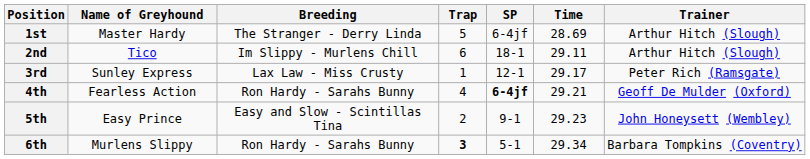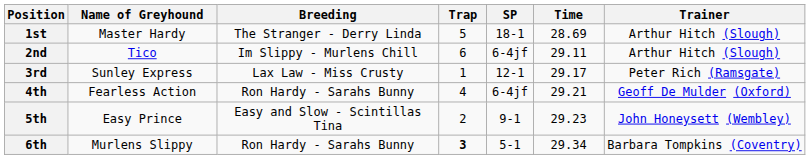(510, 34) 6-4jf -> (510, 34) 18-1
(510, 53) 18-1 -> (510, 53) 6-4jf
(510, 92) bold -> (510, 92) normal
